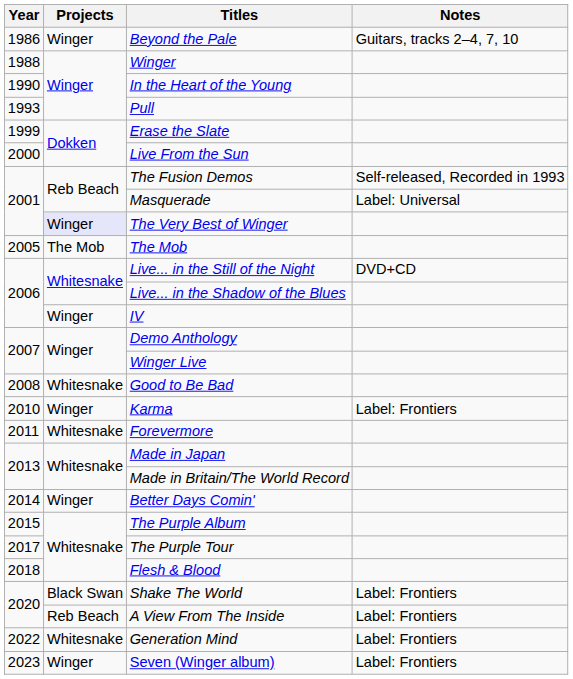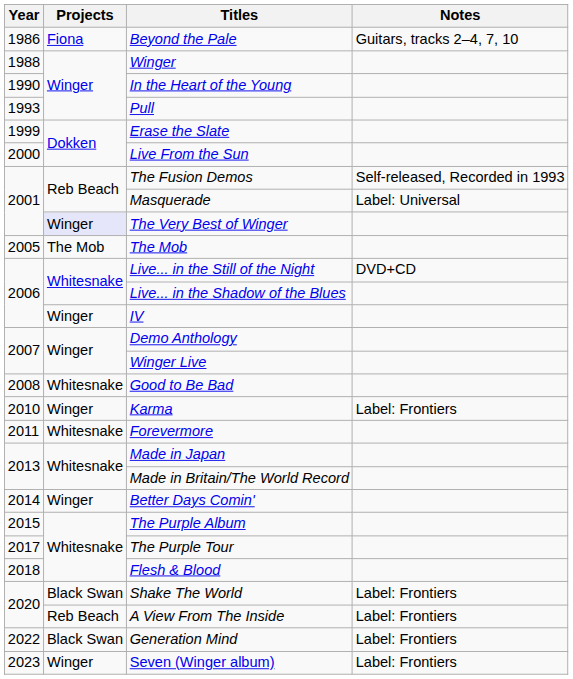(70, 39) Winger -> (65, 39) Fiona
(85, 639) Whitesnake -> (85, 639) Black Swan
